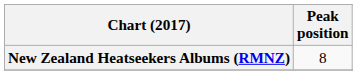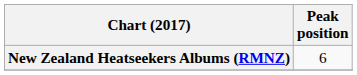(323, 57) 8 -> (323, 57) 6
